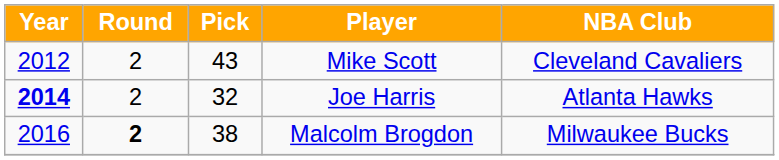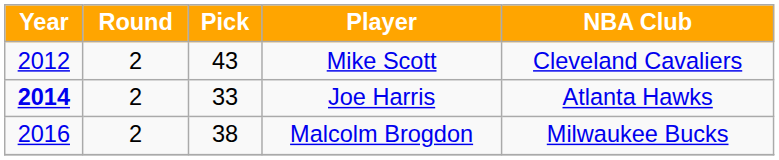(225, 97) 32 -> (225, 97) 33
(136, 135) bold -> (136, 135) normal
